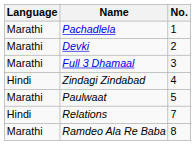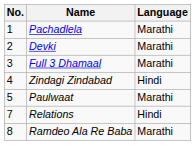columns swapped: (179, 13) <-> (32, 13)
